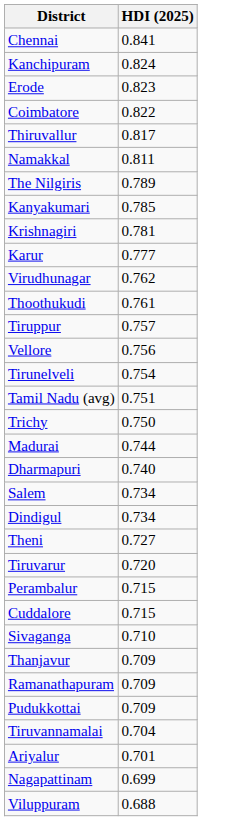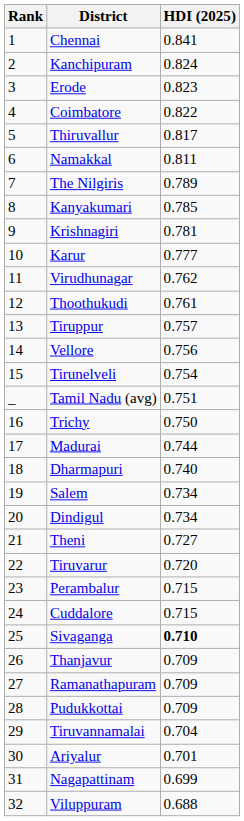+ column: (25, 16)
(138, 636) normal -> (181, 636) bold
